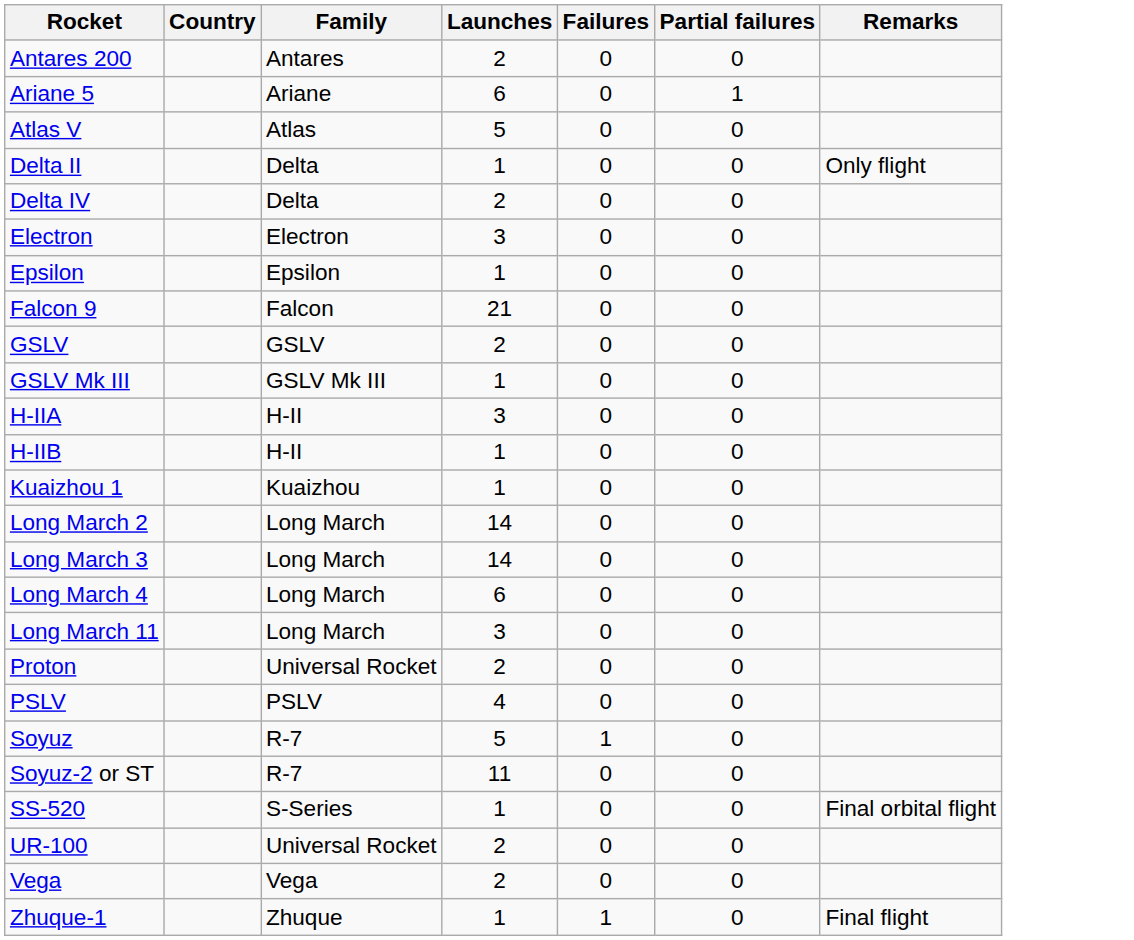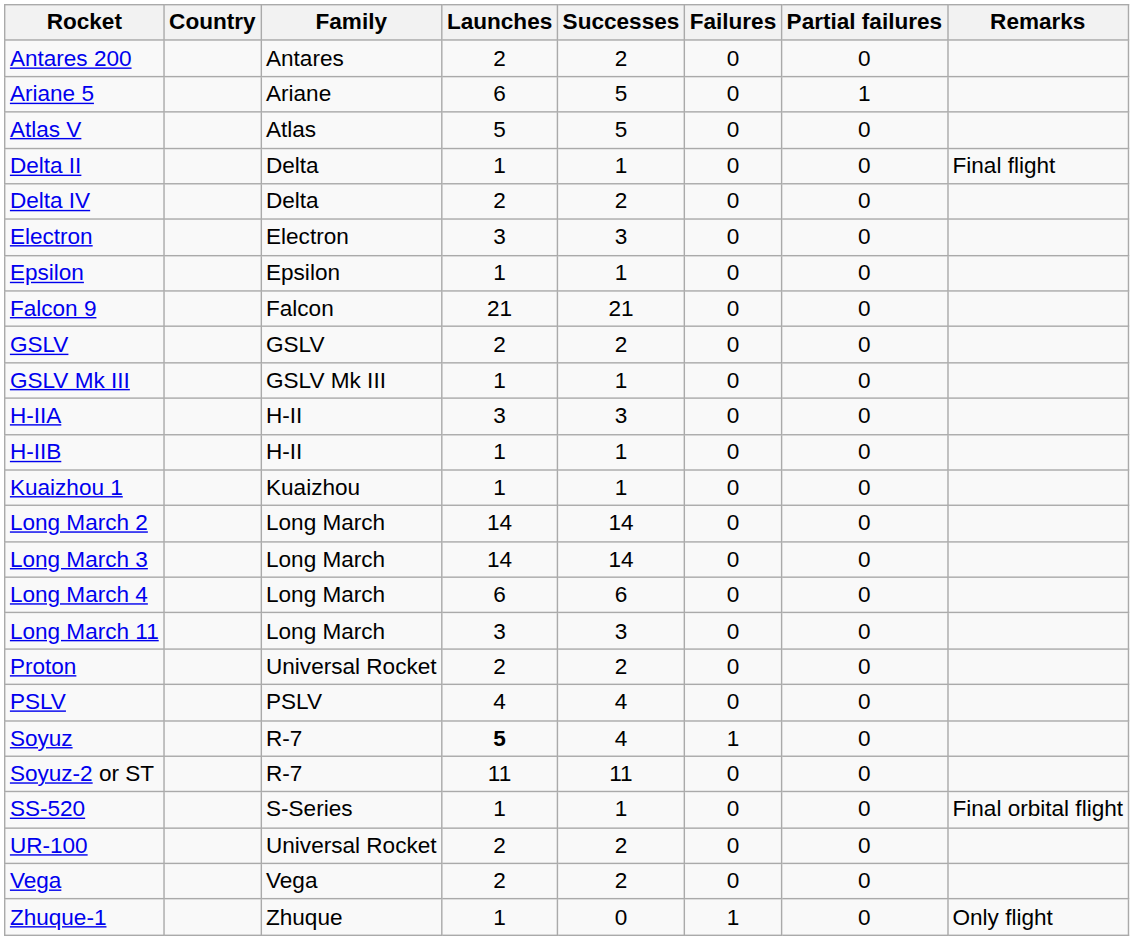+ column: (621, 22)
(876, 165) Only flight -> (1004, 165) Final flight
(500, 737) normal -> (500, 737) bold
(877, 916) Final flight -> (1003, 916) Only flight
